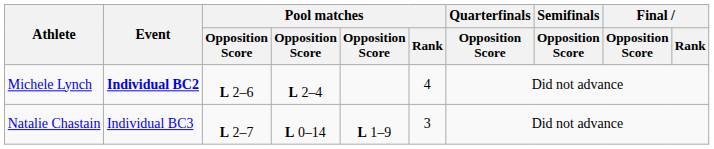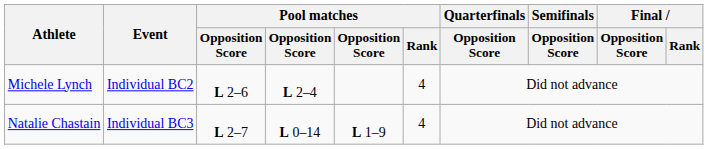(153, 85) bold -> (150, 85) normal
(427, 124) 3 -> (422, 124) 4
